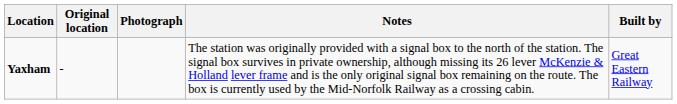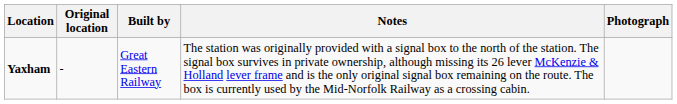columns swapped: (640, 21) <-> (151, 21)
